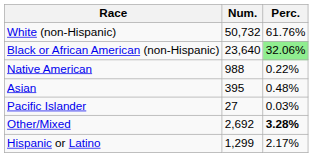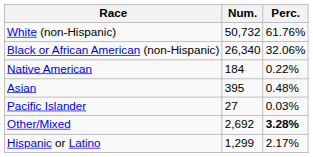(243, 50) 23,640 -> (243, 50) 26,340
(286, 50) lightgreen background -> (286, 50) no background
(234, 69) 988 -> (234, 69) 184
